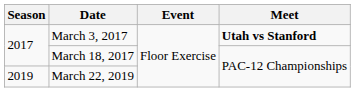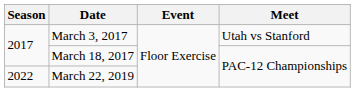(269, 35) bold -> (266, 35) normal
(20, 76) 2019 -> (20, 76) 2022
